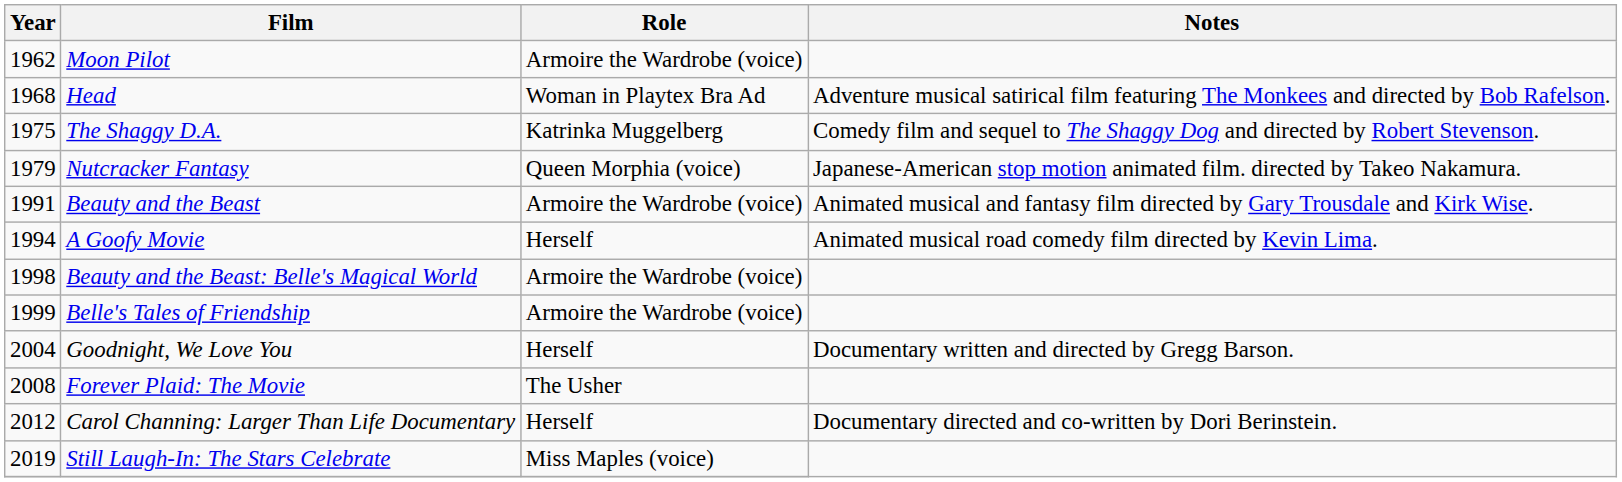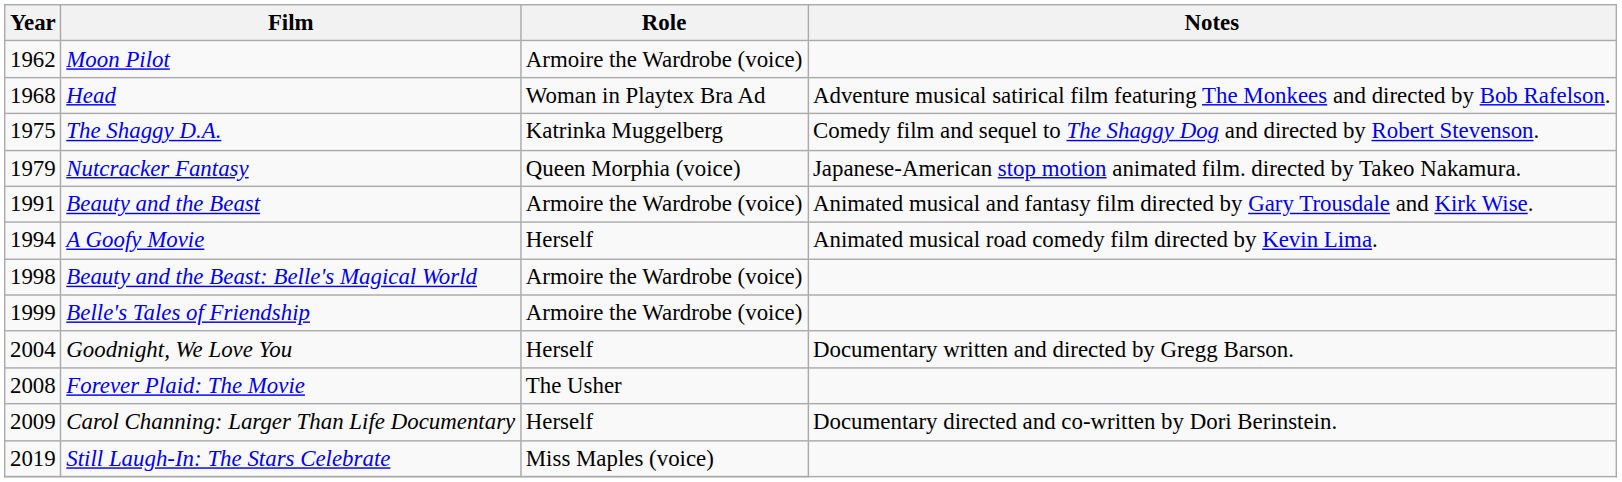(33, 421) 2012 -> (33, 421) 2009
